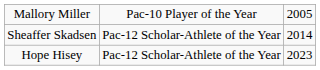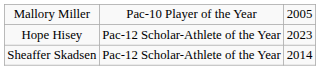rows swapped: (52, 34) <-> (52, 55)
